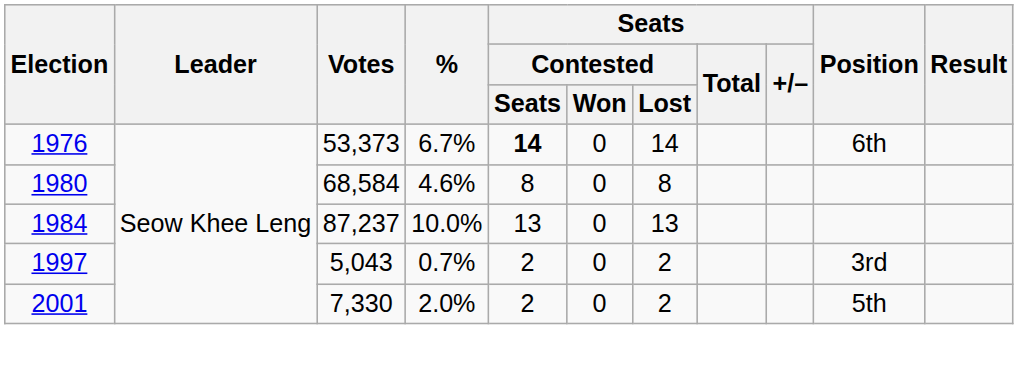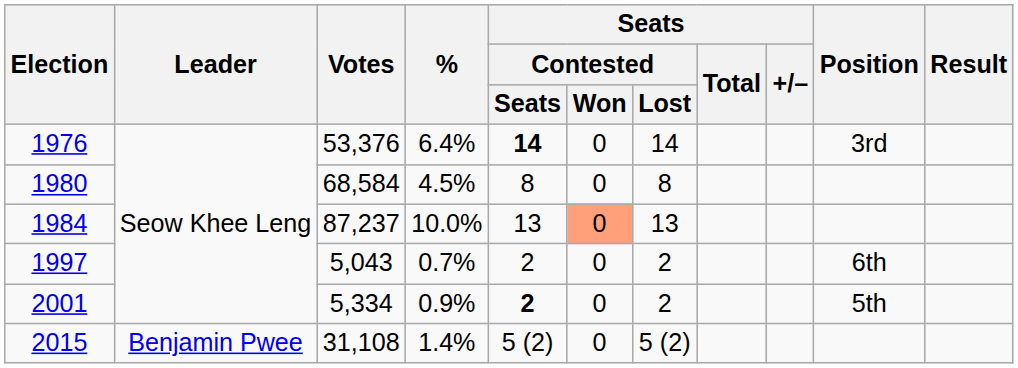(361, 143) 53,373 -> (361, 143) 53,376
(447, 143) 6.7% -> (447, 143) 6.4%
(869, 143) 6th -> (869, 143) 3rd
(447, 183) 4.6% -> (447, 183) 4.5%
(600, 223) no background -> (600, 223) lightsalmon background
(869, 263) 3rd -> (869, 263) 6th
(361, 303) 7,330 -> (361, 303) 5,334
(447, 303) 2.0% -> (447, 303) 0.9%
(528, 303) normal -> (528, 303) bold
+ row: (59, 343)
